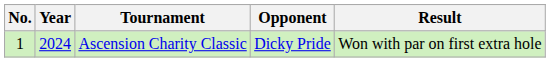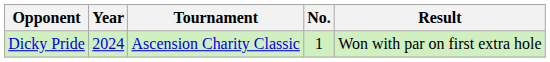columns swapped: (20, 17) <-> (292, 17)
